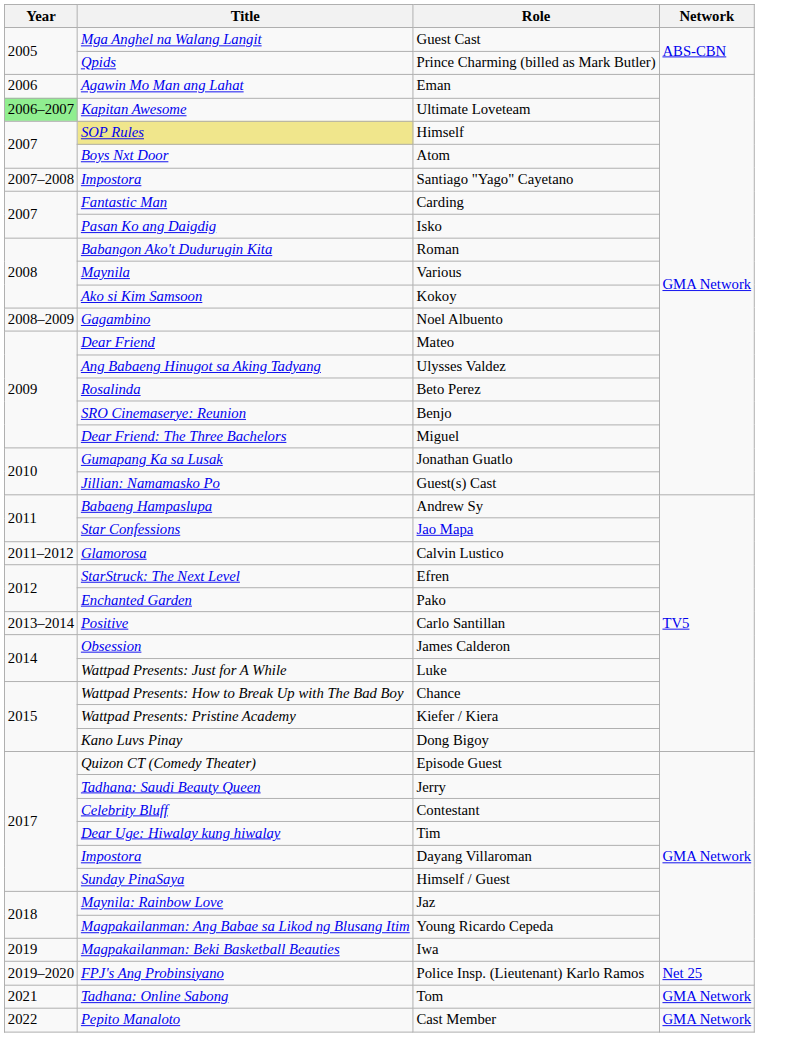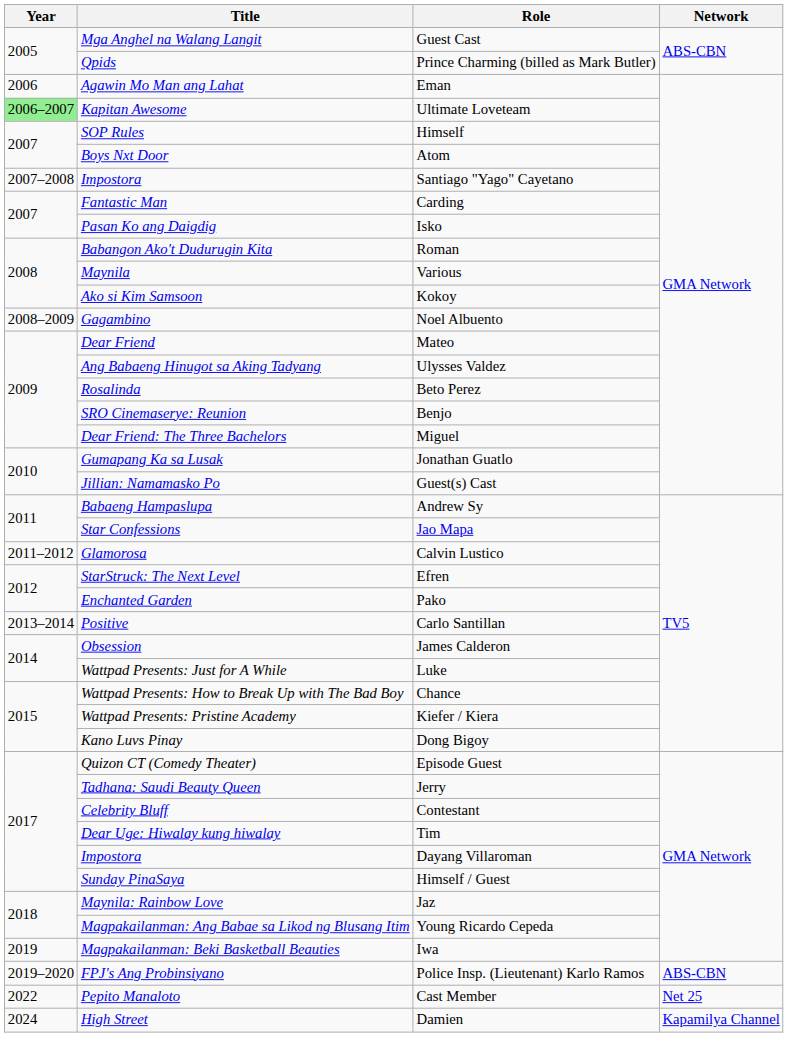(112, 132) khaki background -> (112, 132) no background
(682, 973) Net 25 -> (694, 973) ABS-CBN
- row: (430, 996)
(707, 1020) GMA Network -> (682, 996) Net 25
+ row: (440, 1020)
